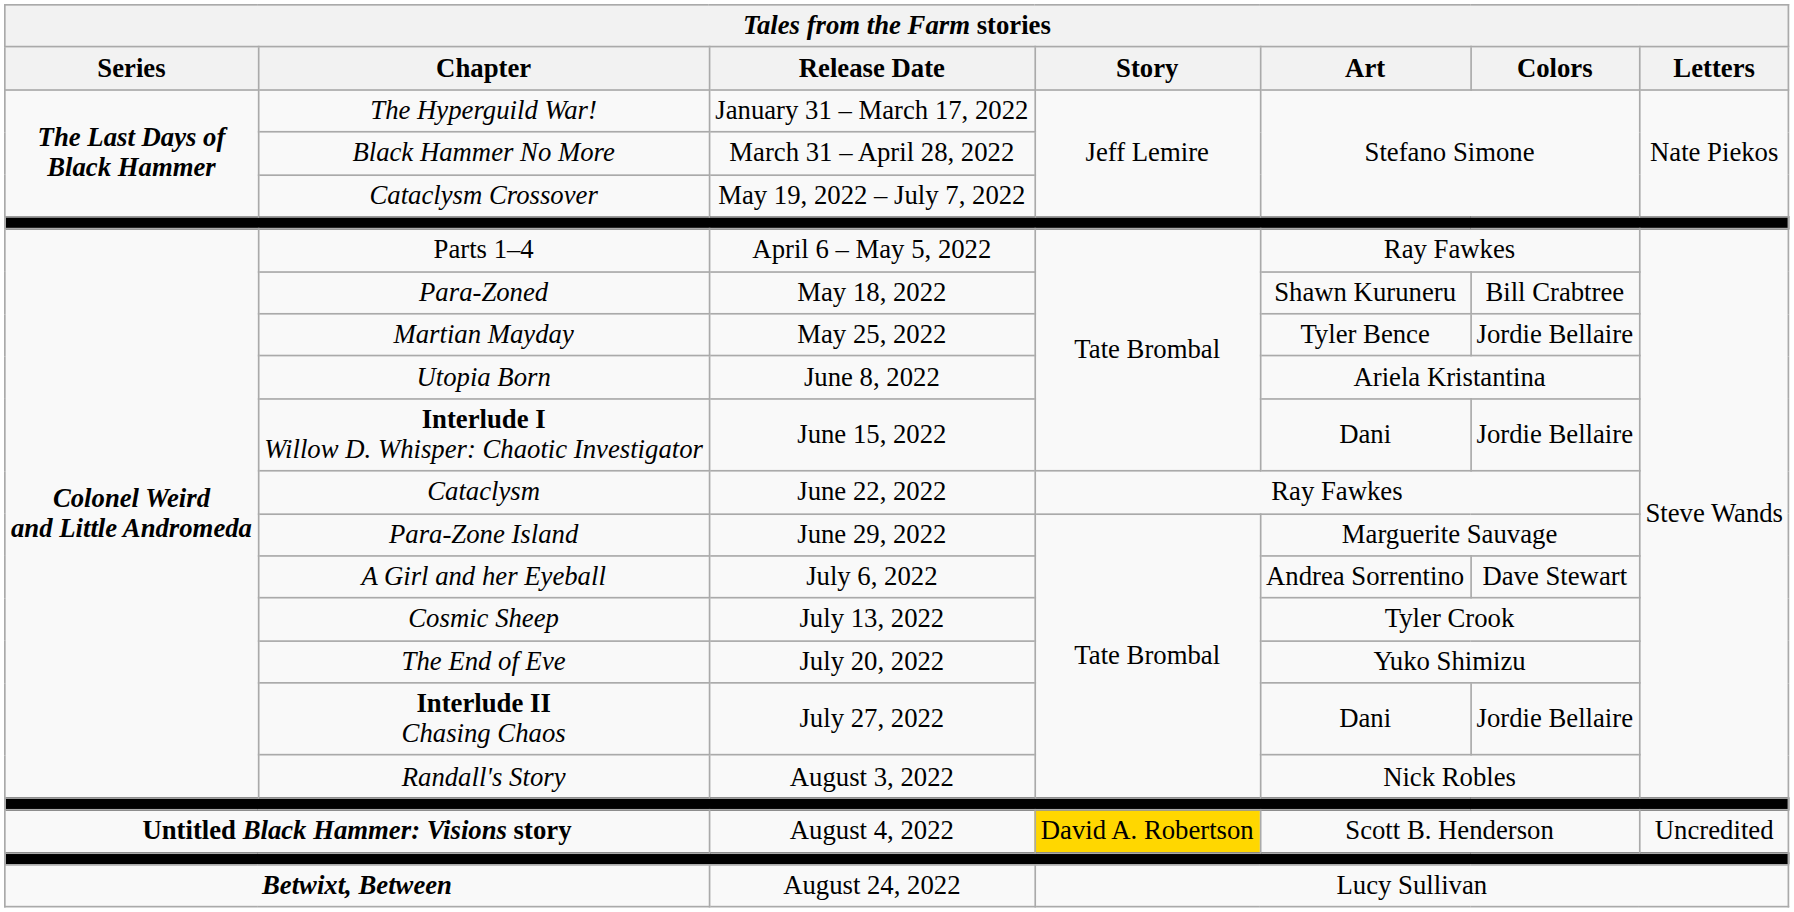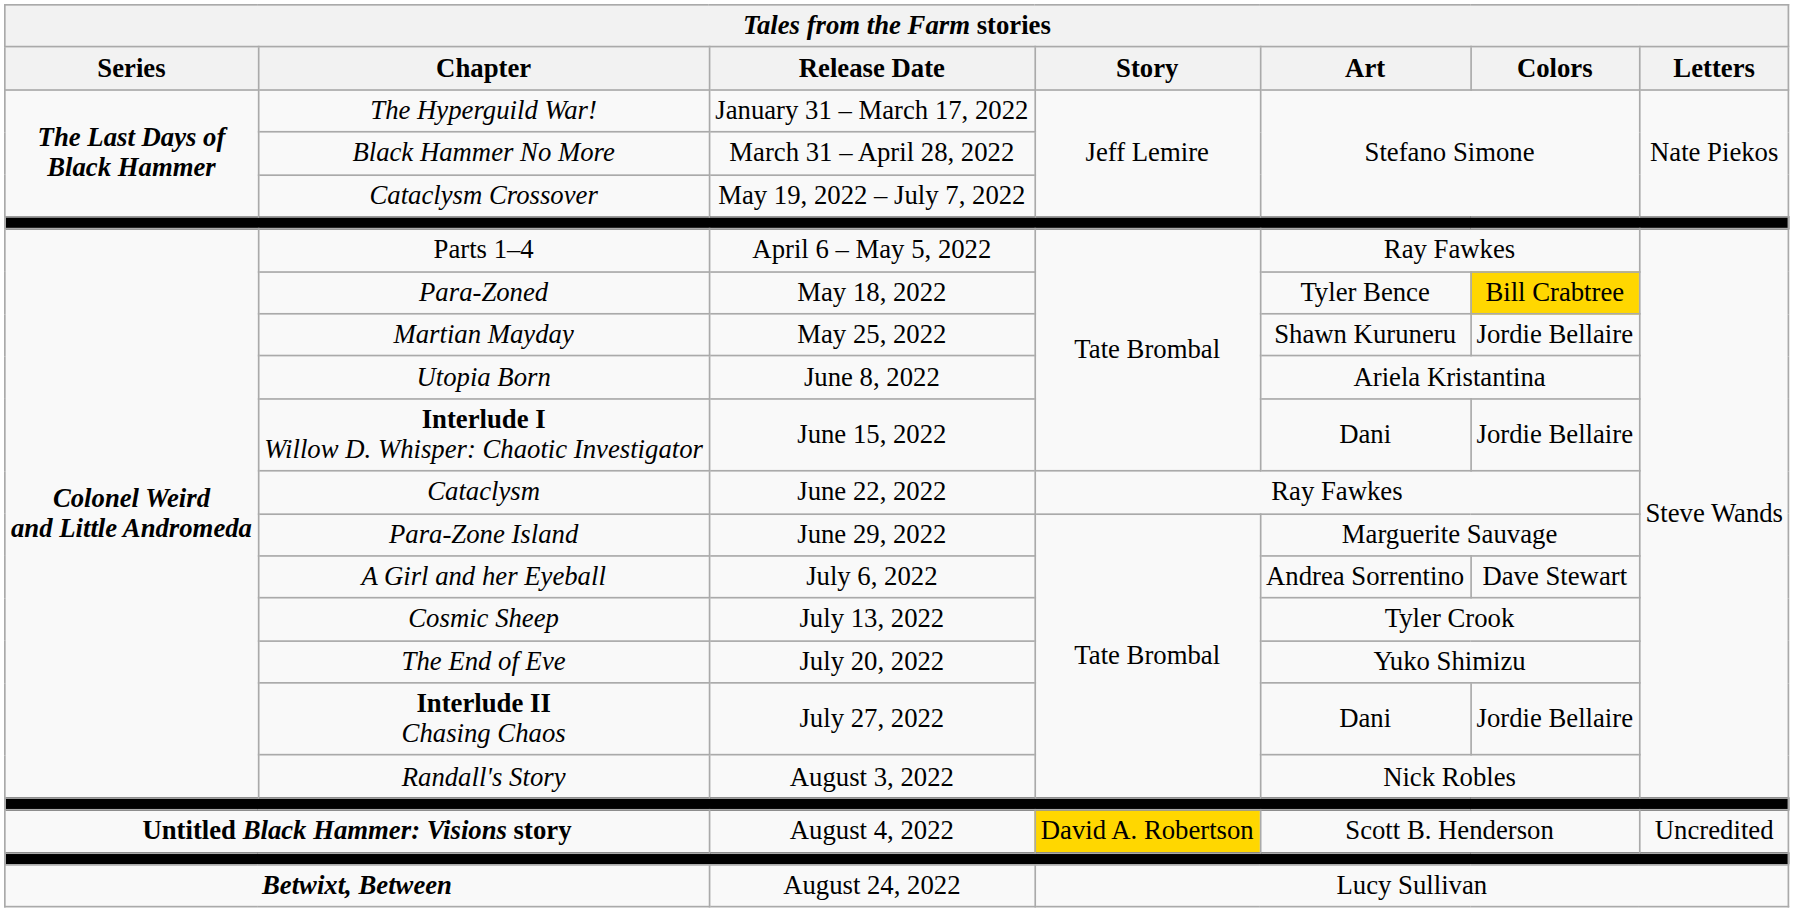(1365, 292) Shawn Kuruneru -> (1365, 292) Tyler Bence
(1555, 292) no background -> (1555, 292) gold background
(1365, 334) Tyler Bence -> (1365, 334) Shawn Kuruneru
